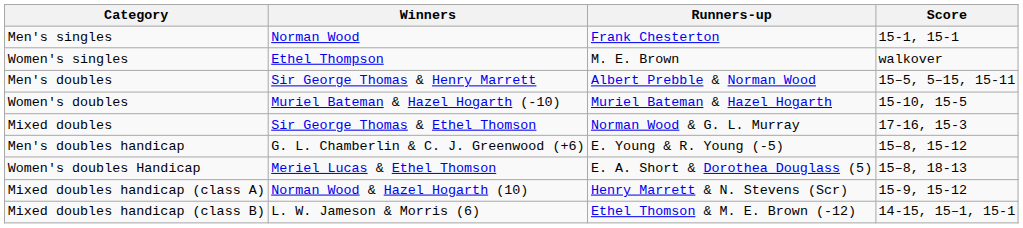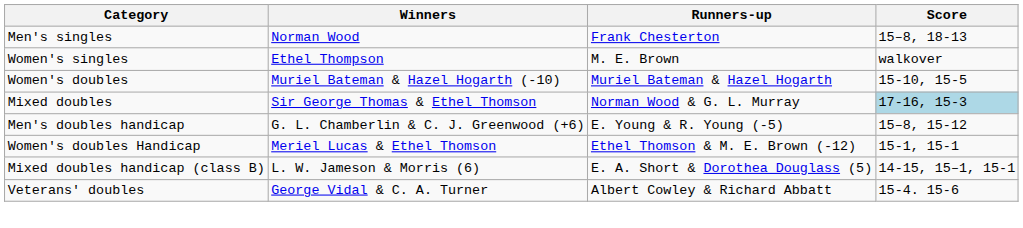(919, 37) 15-1, 15-1 -> (923, 37) 15–8, 18-13
- row: (60, 81)
(923, 125) no background -> (923, 103) lightblue background
(732, 168) E. A. Short & Dorothea Douglass (5) -> (724, 146) Ethel Thomson & M. E. Brown (-12)
(923, 168) 15–8, 18-13 -> (919, 146) 15-1, 15-1
- row: (136, 190)
(724, 212) Ethel Thomson & M. E. Brown (-12) -> (732, 168) E. A. Short & Dorothea Douglass (5)
+ row: (76, 190)
